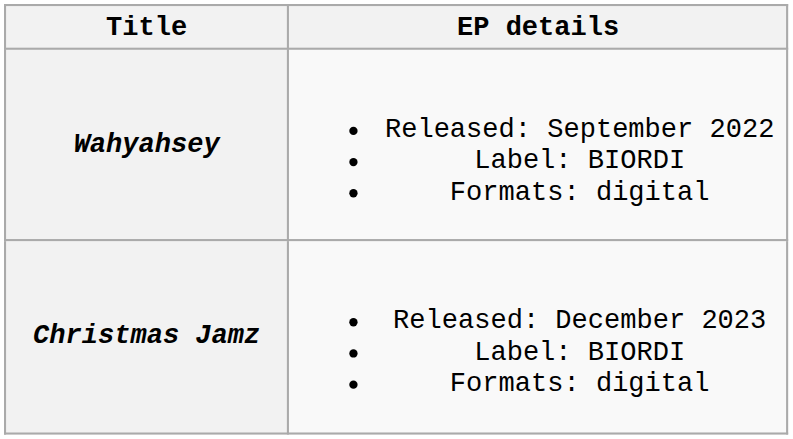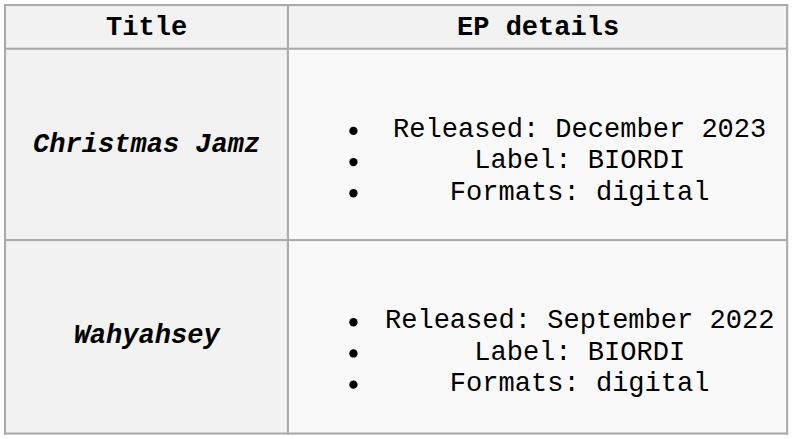rows swapped: (147, 145) <-> (147, 337)
